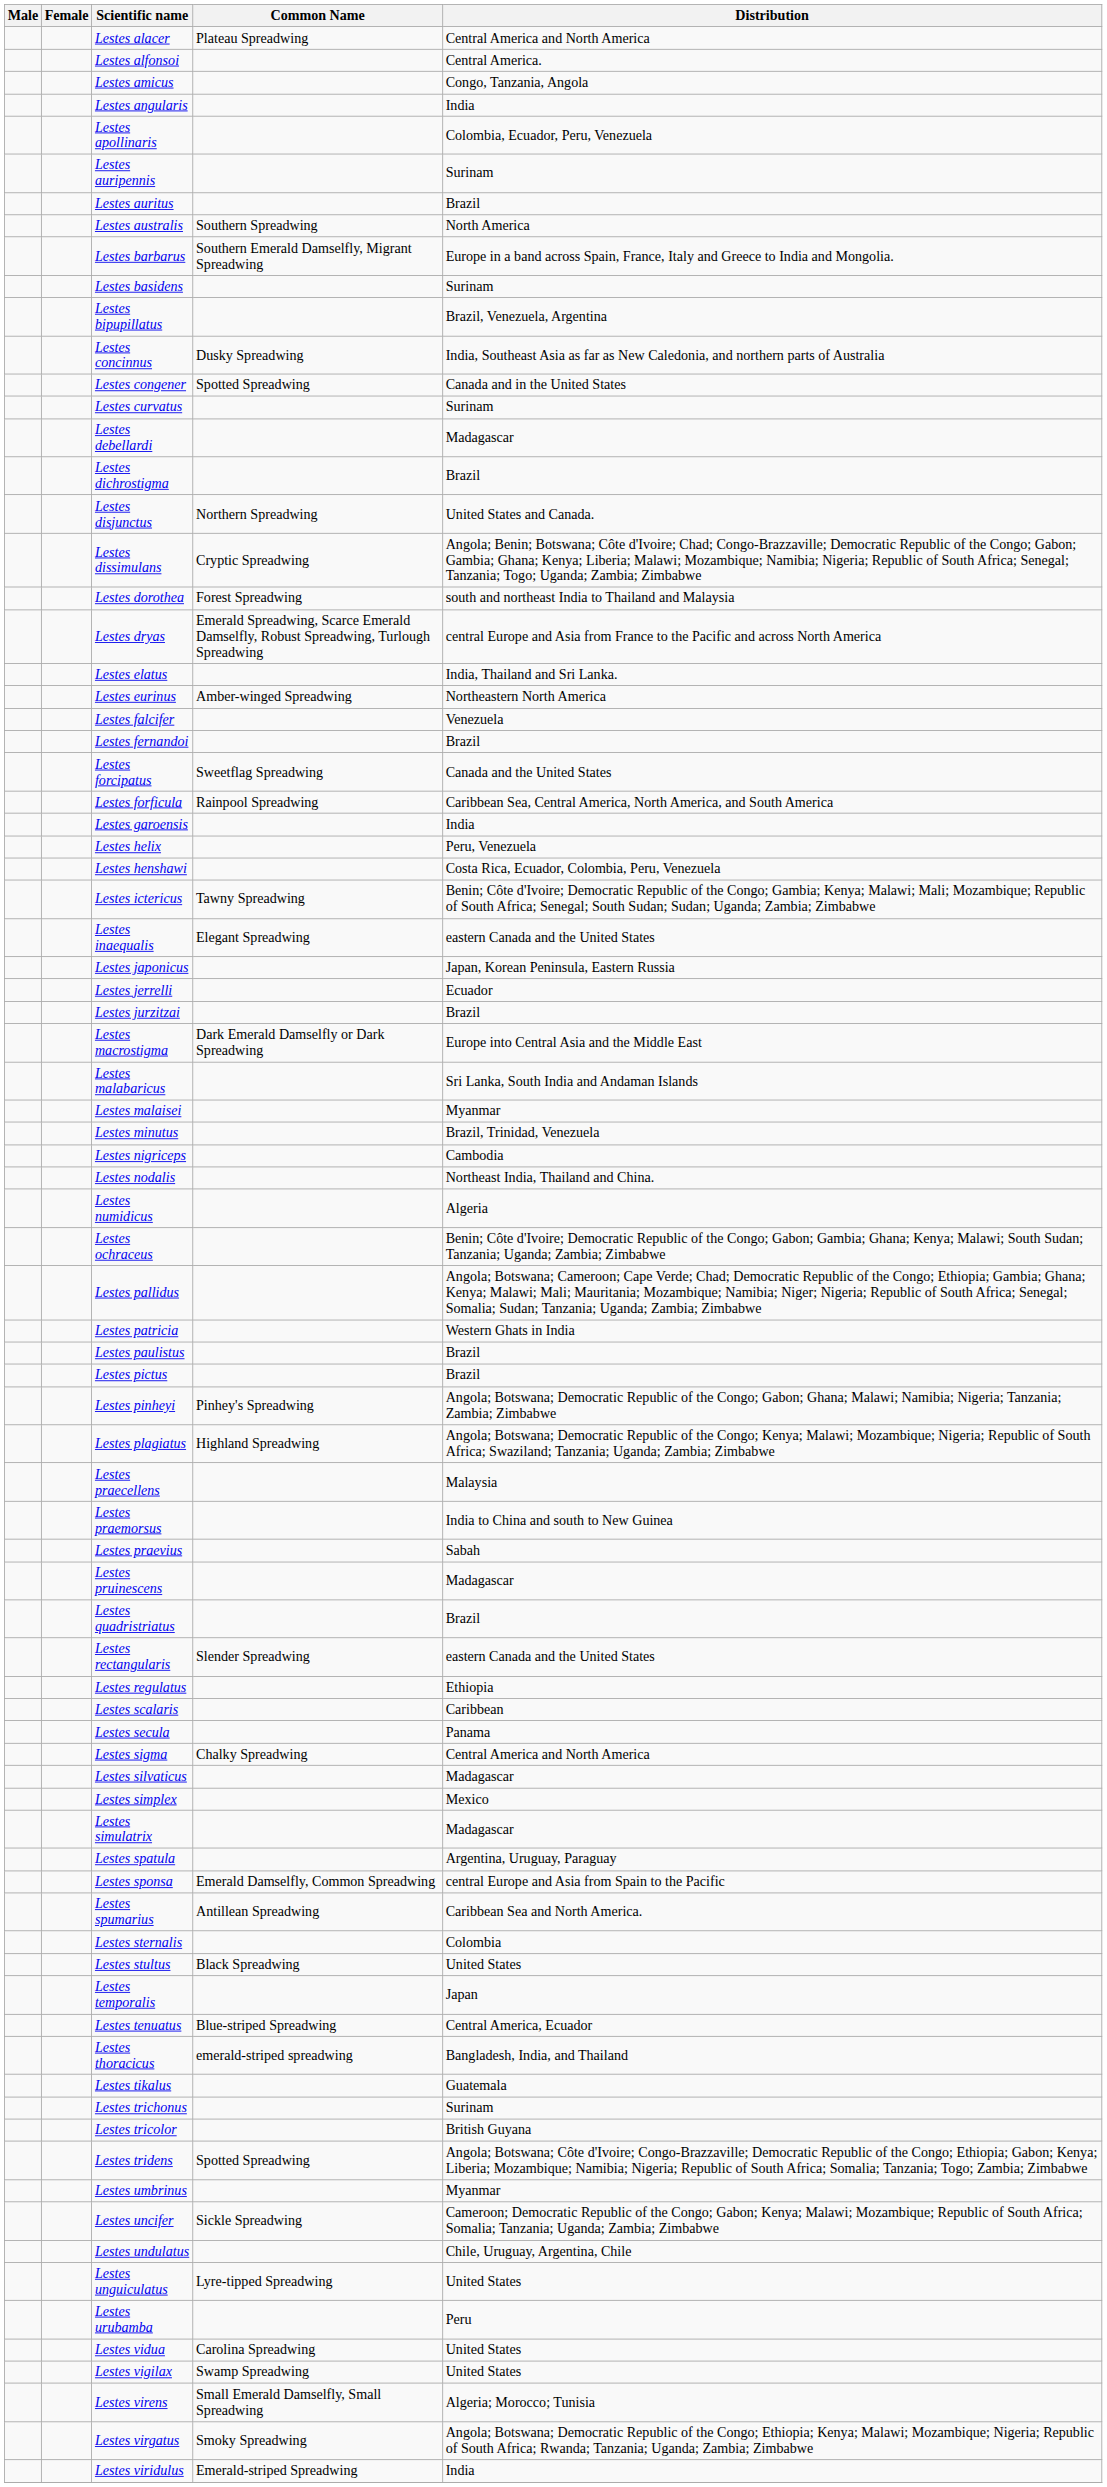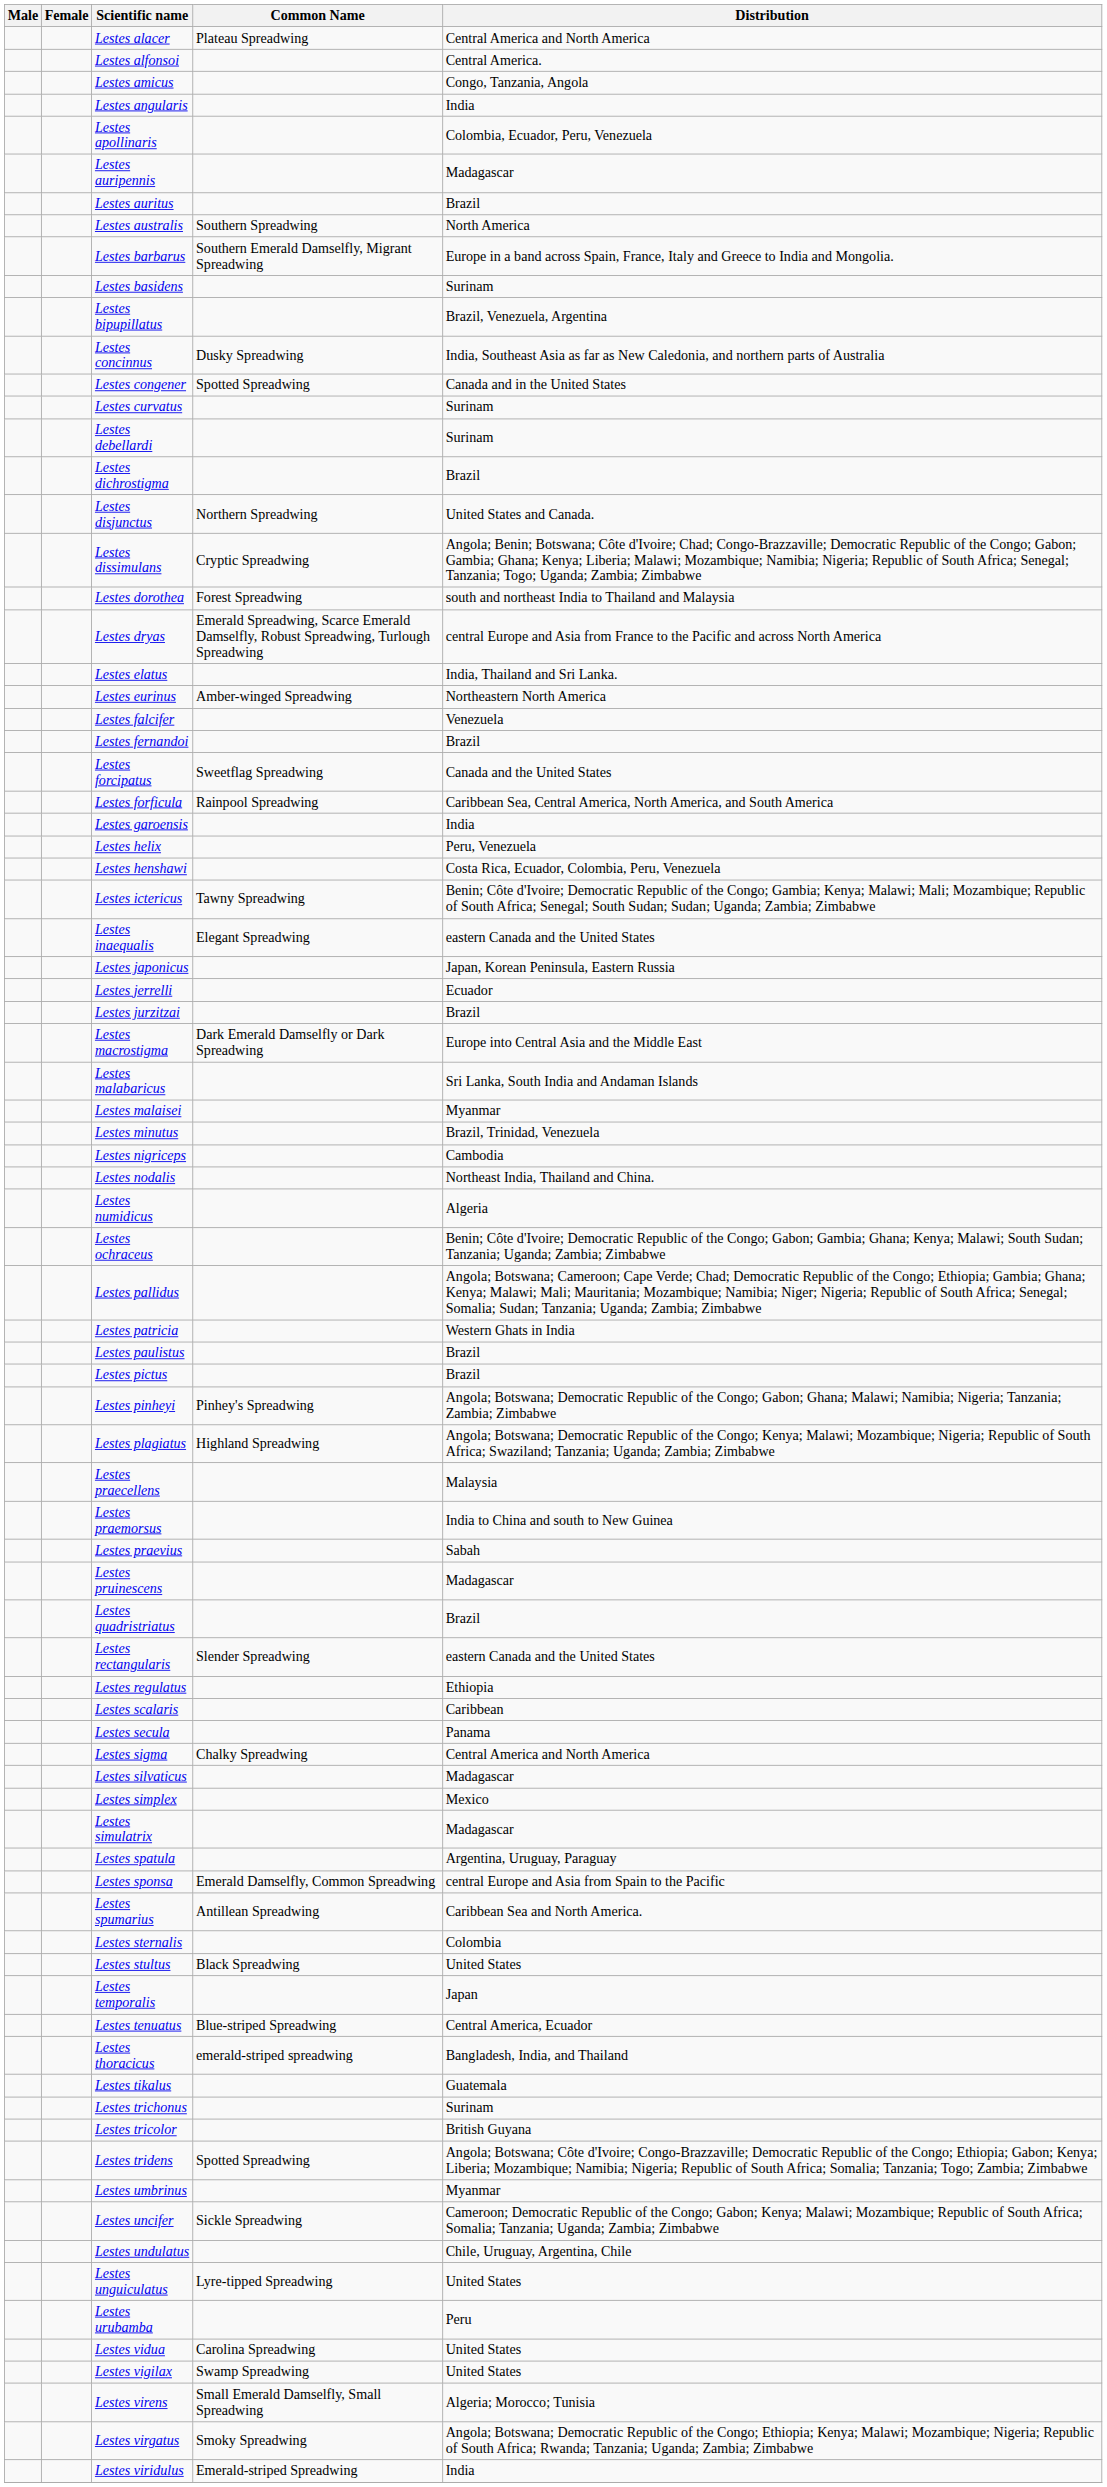(470, 173) Surinam -> (480, 173) Madagascar
(480, 437) Madagascar -> (470, 437) Surinam
